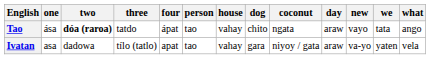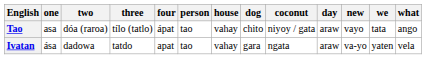(50, 29) ása -> (50, 29) asa
(88, 29) bold -> (85, 29) normal
(127, 29) tatdo -> (132, 29) tílo (tatlo)
(283, 29) ngata -> (291, 29) niyoy / gata
(50, 46) asa -> (50, 46) ása
(137, 46) tílo (tatlo) -> (122, 46) tatdo
(296, 46) niyoy / gata -> (279, 46) ngata
